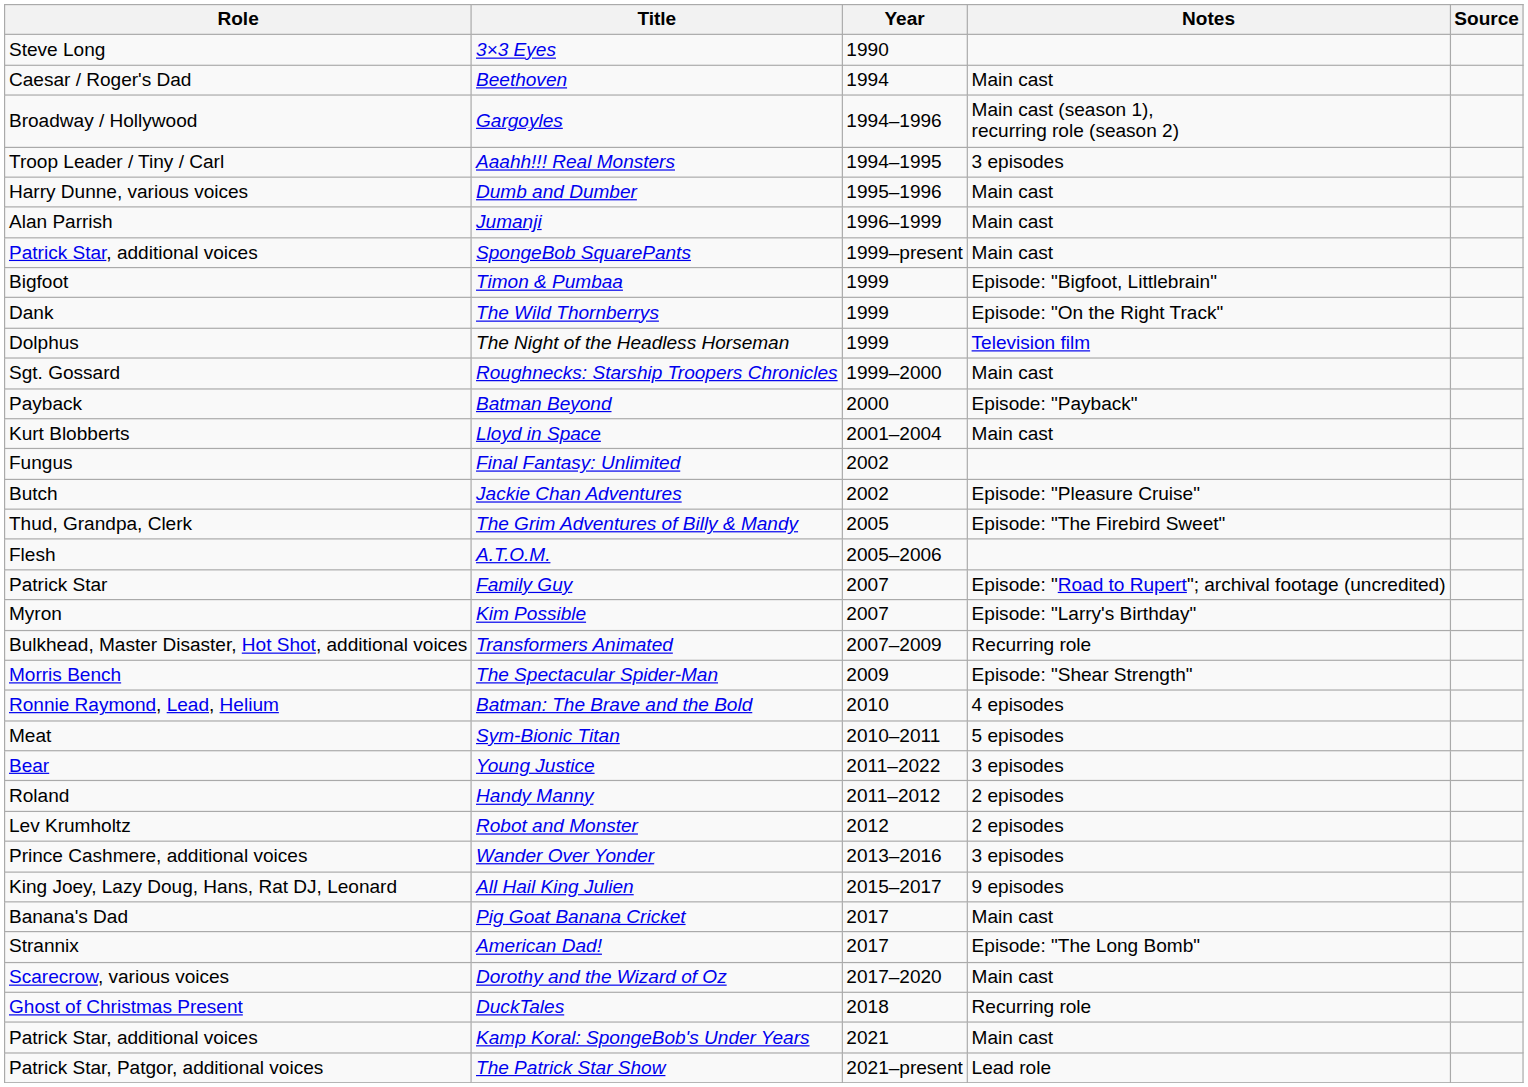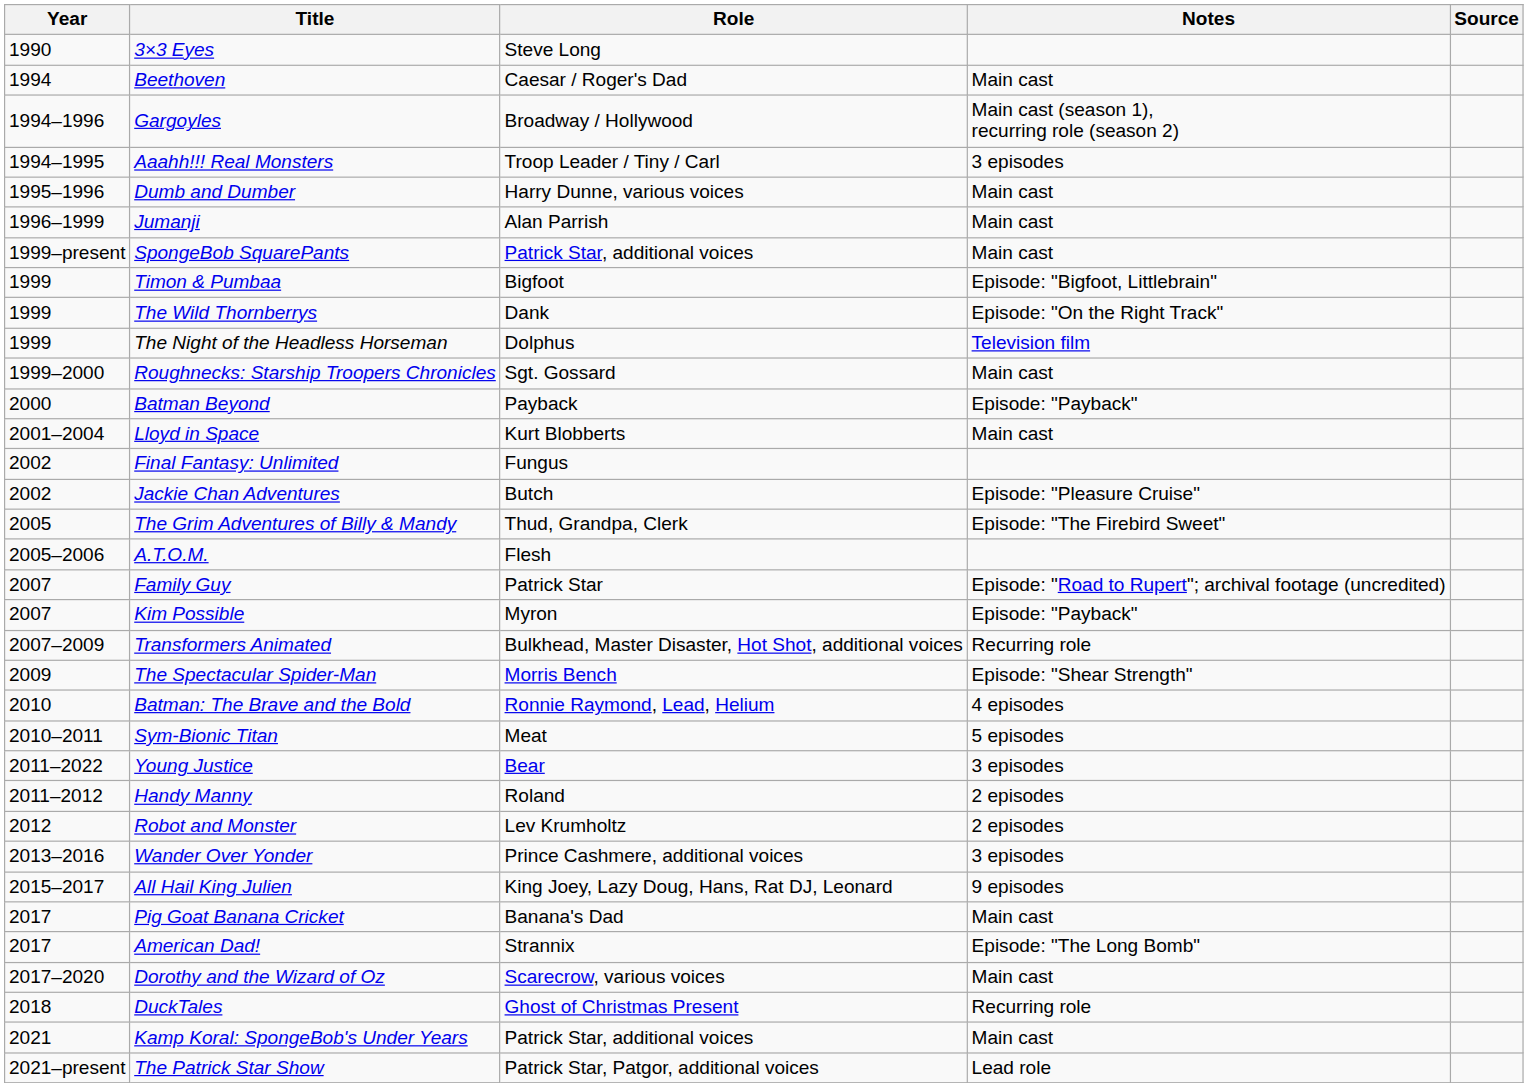columns swapped: (905, 19) <-> (238, 19)
(1084, 614) Episode: "Larry's Birthday" -> (1055, 614) Episode: "Payback"
